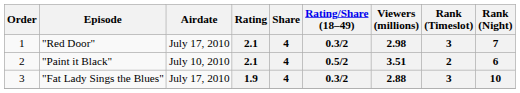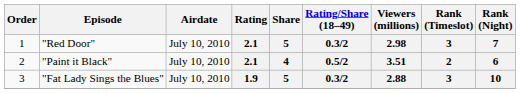(199, 43) July 17, 2010 -> (199, 43) July 10, 2010
(286, 43) 4 -> (286, 43) 5
(199, 79) July 17, 2010 -> (199, 79) July 10, 2010
(286, 79) 4 -> (286, 79) 5
